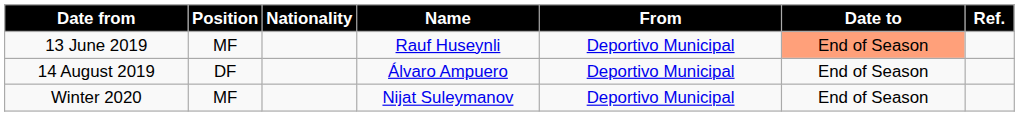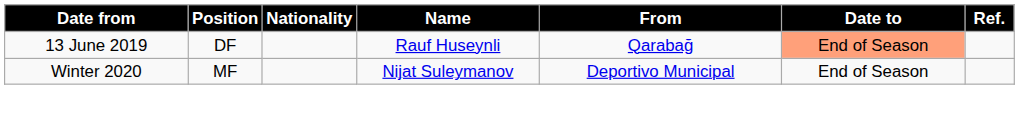(225, 45) MF -> (225, 45) DF
(661, 45) Deportivo Municipal -> (661, 45) Qarabağ
- row: (96, 72)
